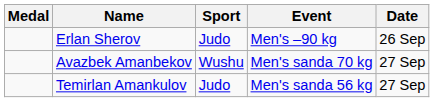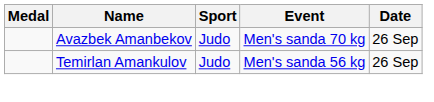- row: (98, 39)
(221, 62) Wushu -> (214, 39) Judo
(402, 62) 27 Sep -> (395, 39) 26 Sep
(402, 86) 27 Sep -> (395, 62) 26 Sep
